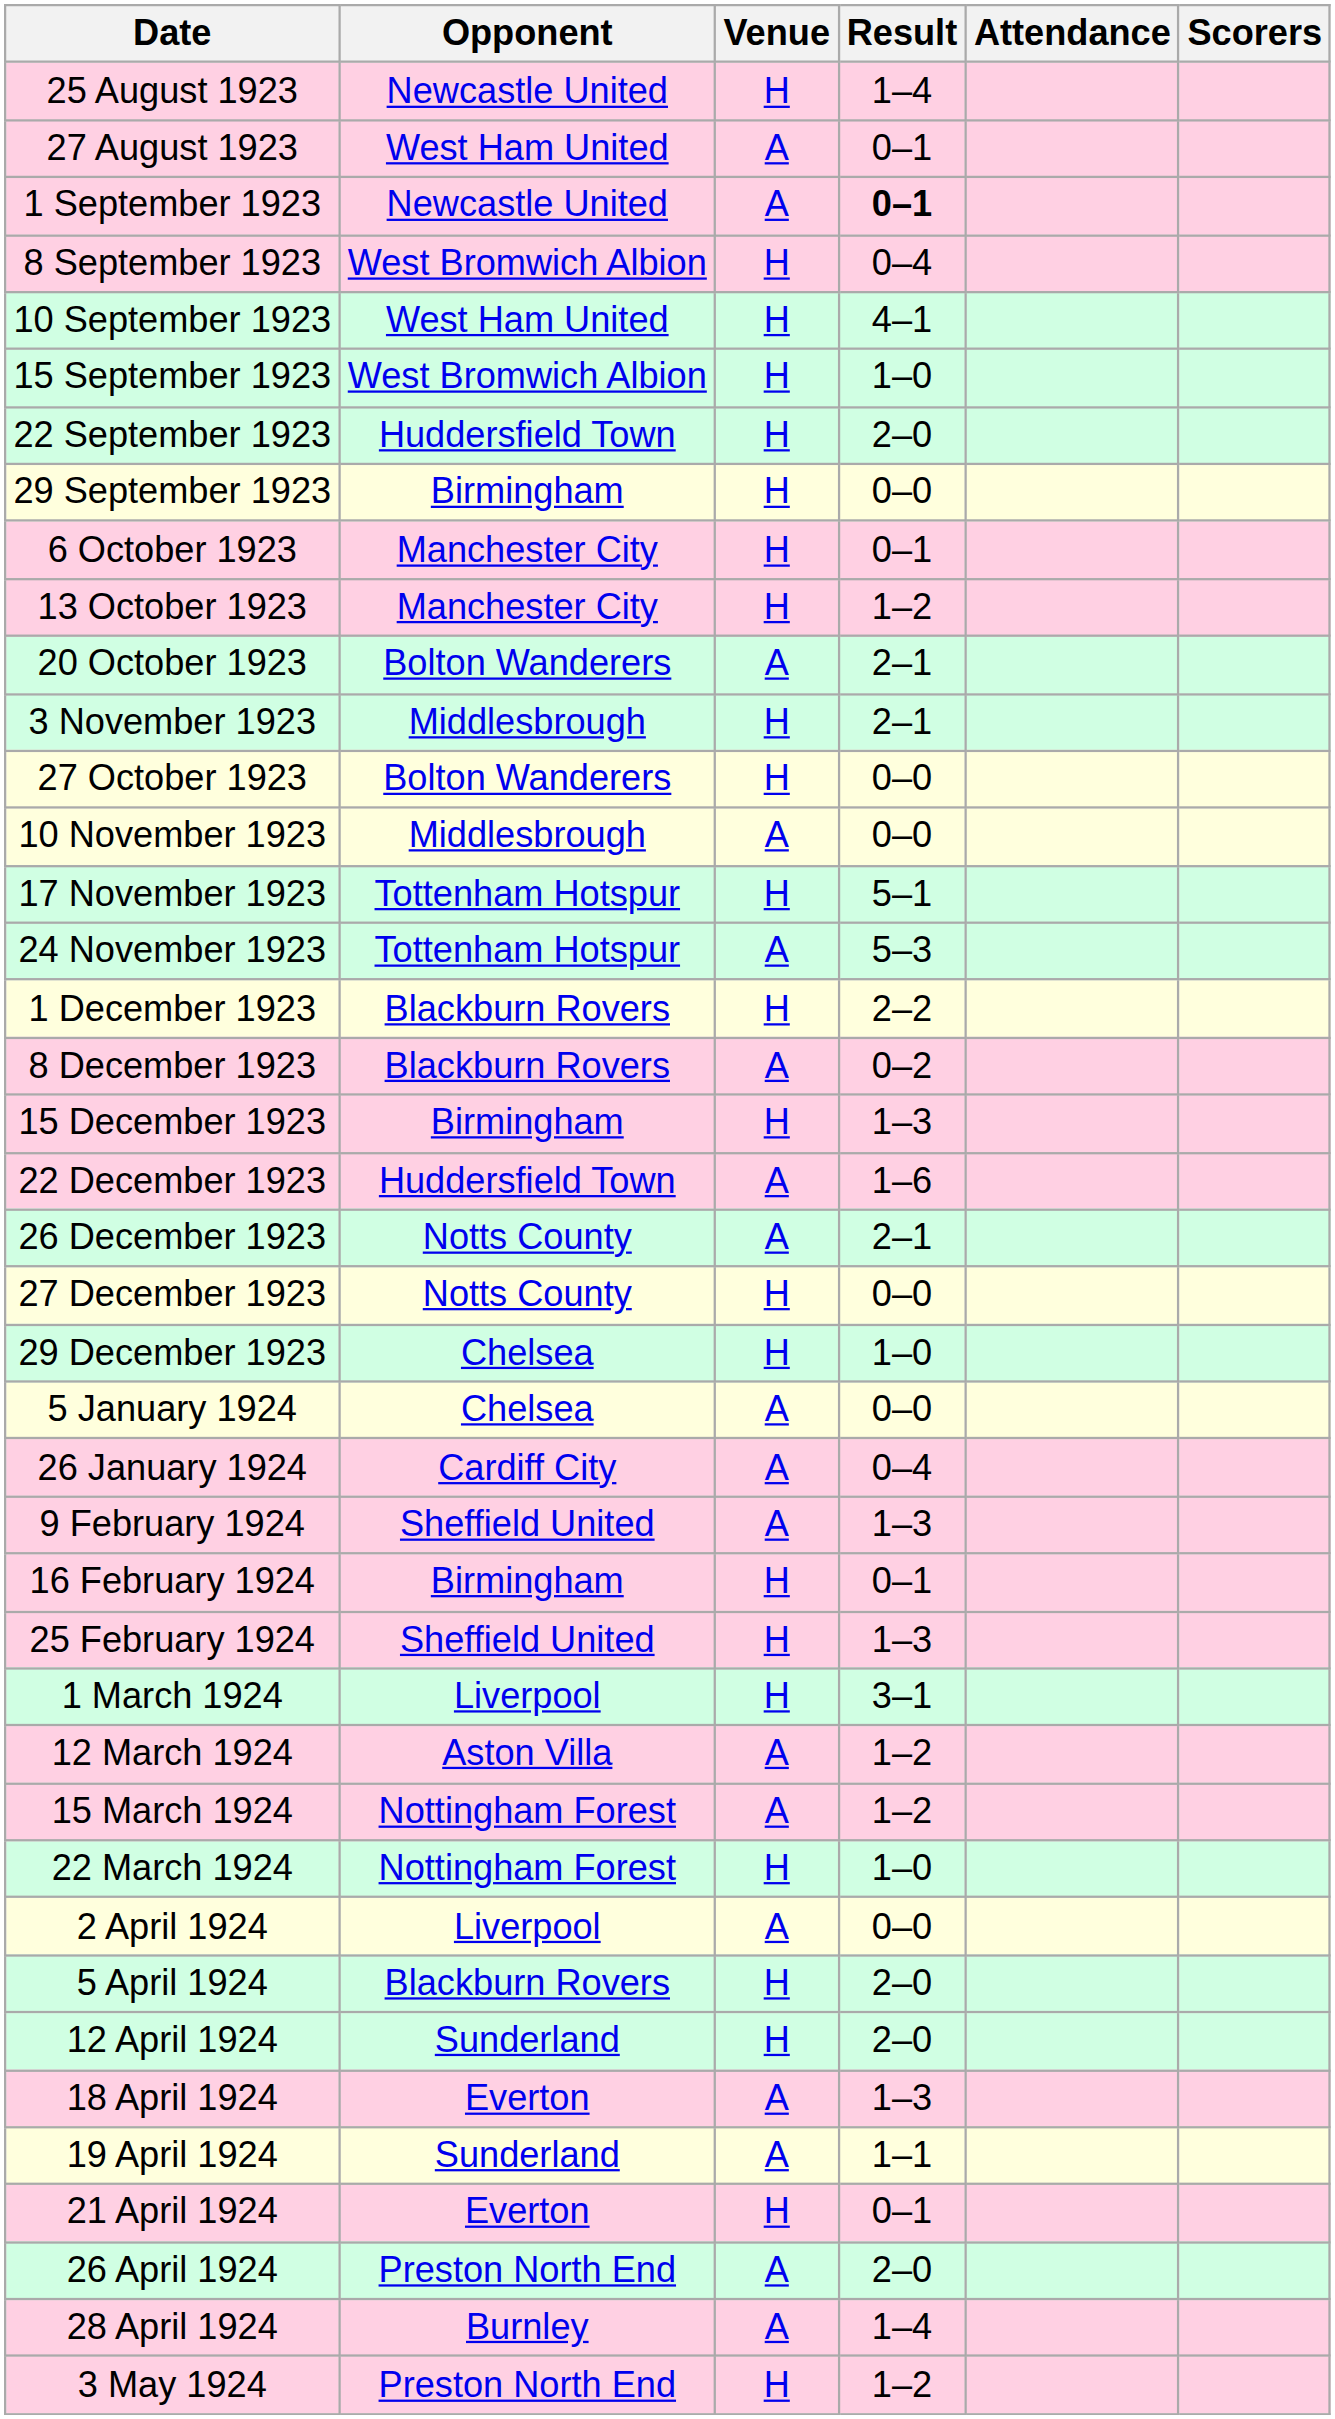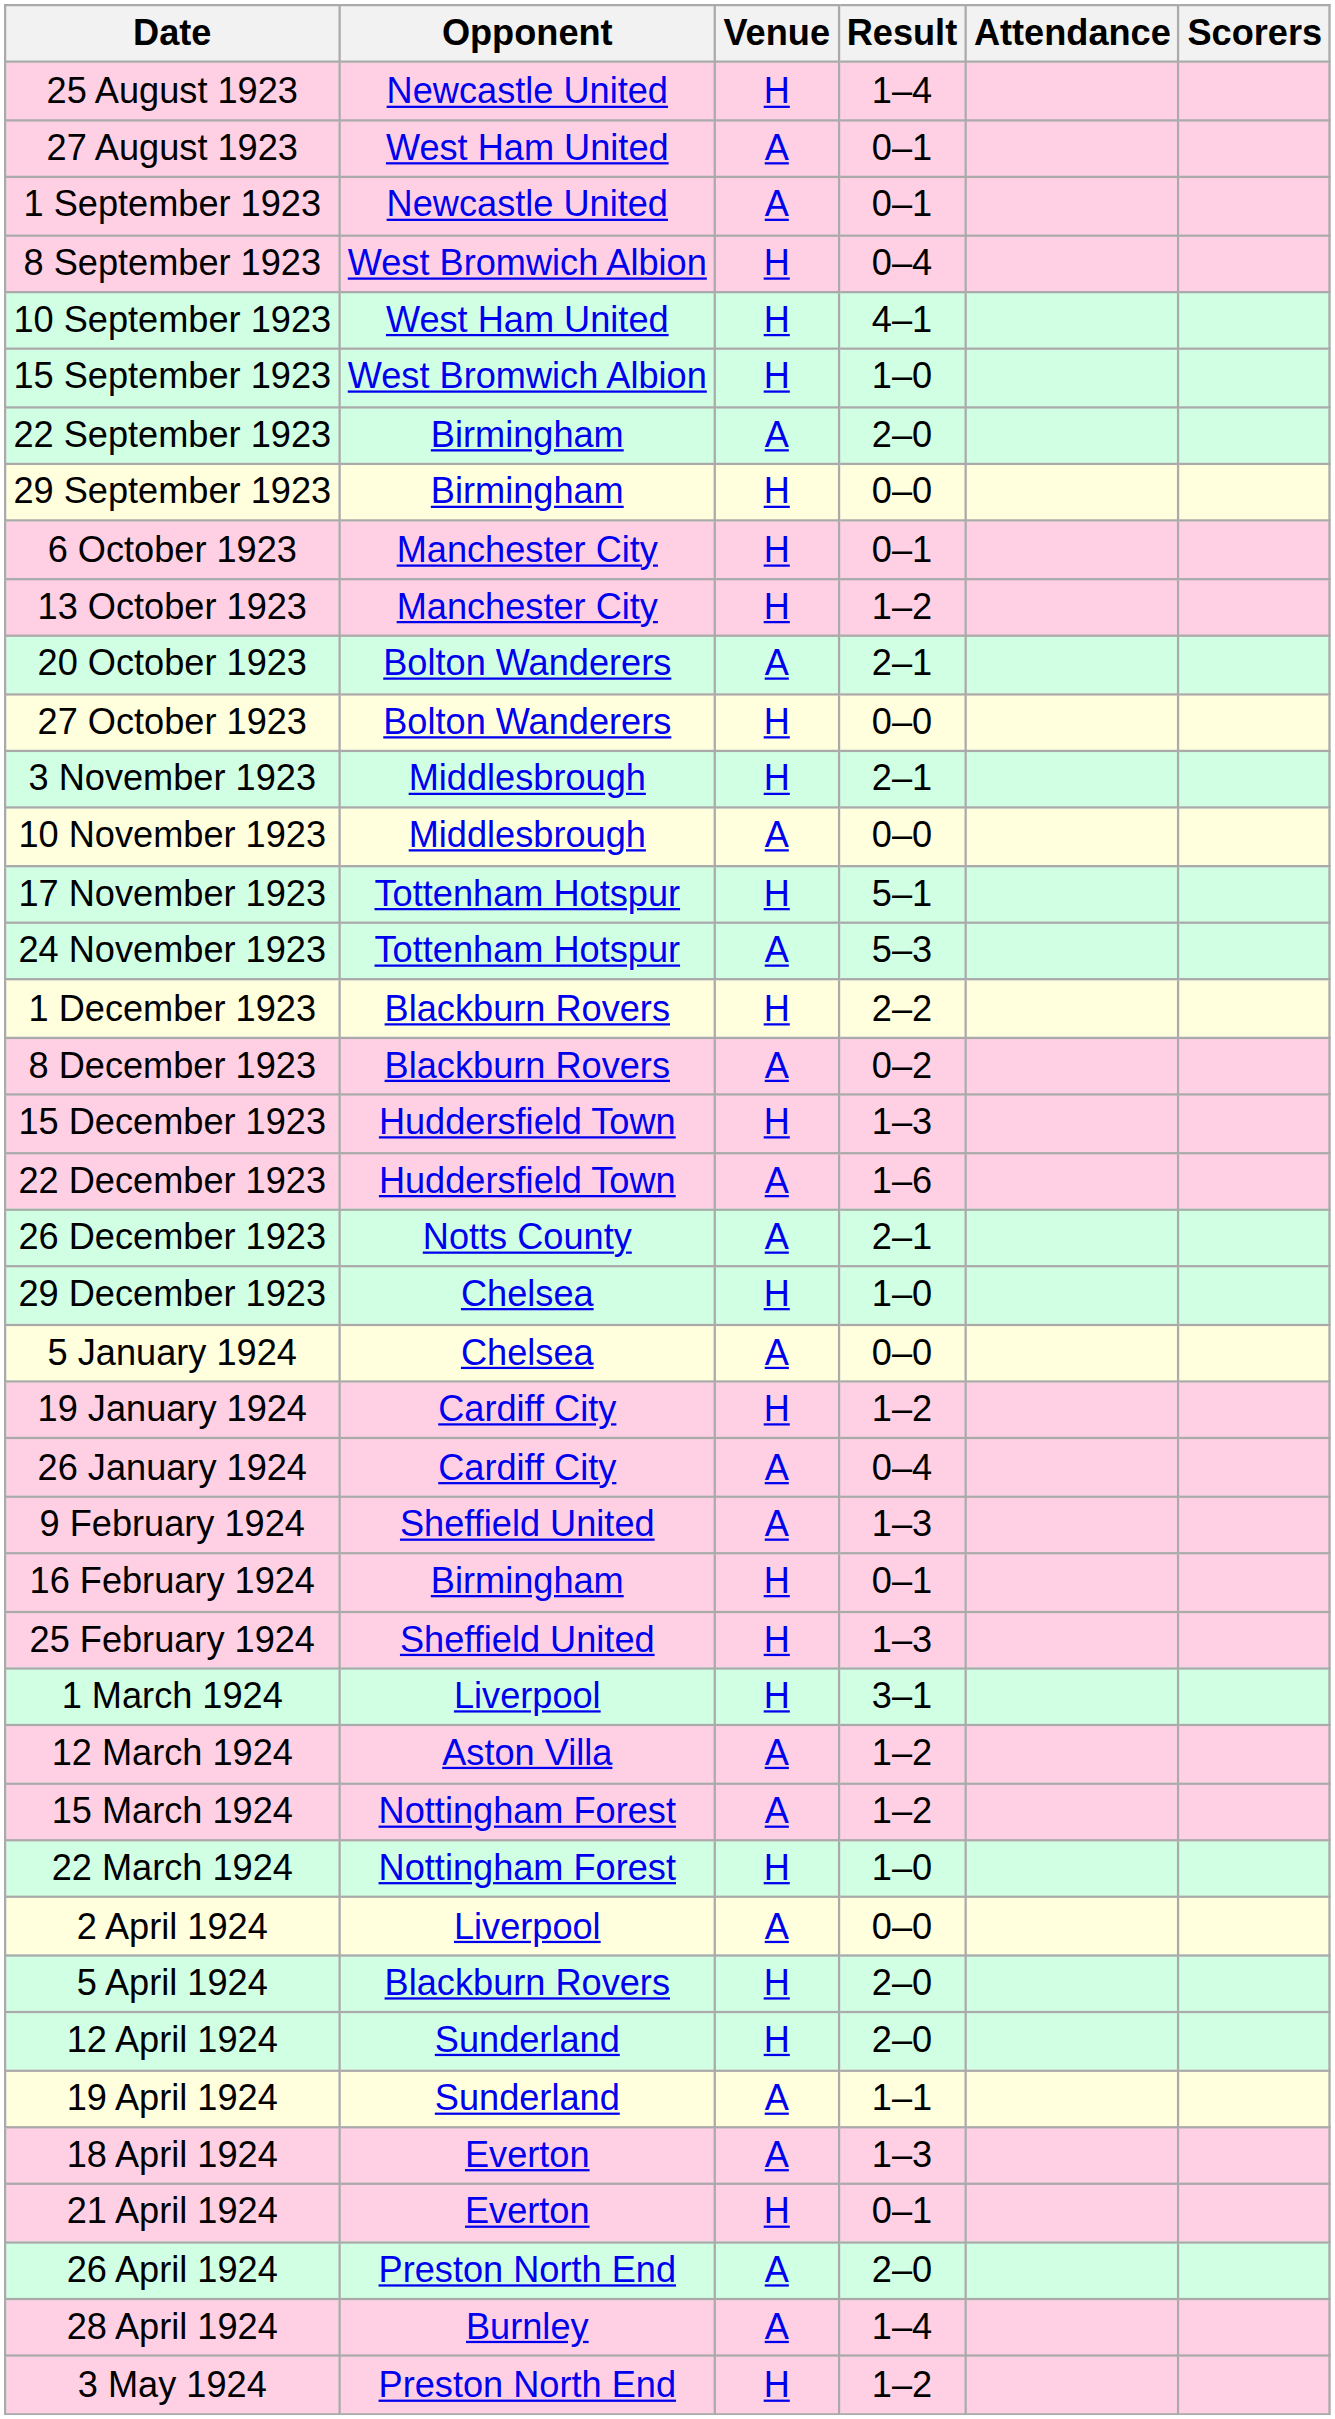(902, 205) bold -> (902, 205) normal
(527, 434) Huddersfield Town -> (527, 434) Birmingham
(777, 434) H -> (777, 434) A
rows swapped: (172, 778) <-> (172, 721)
(527, 1122) Birmingham -> (527, 1122) Huddersfield Town
- row: (172, 1294)
+ row: (172, 1409)
rows swapped: (172, 2097) <-> (172, 2155)
